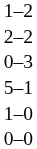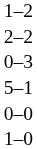rows swapped: (18, 139) <-> (18, 113)
